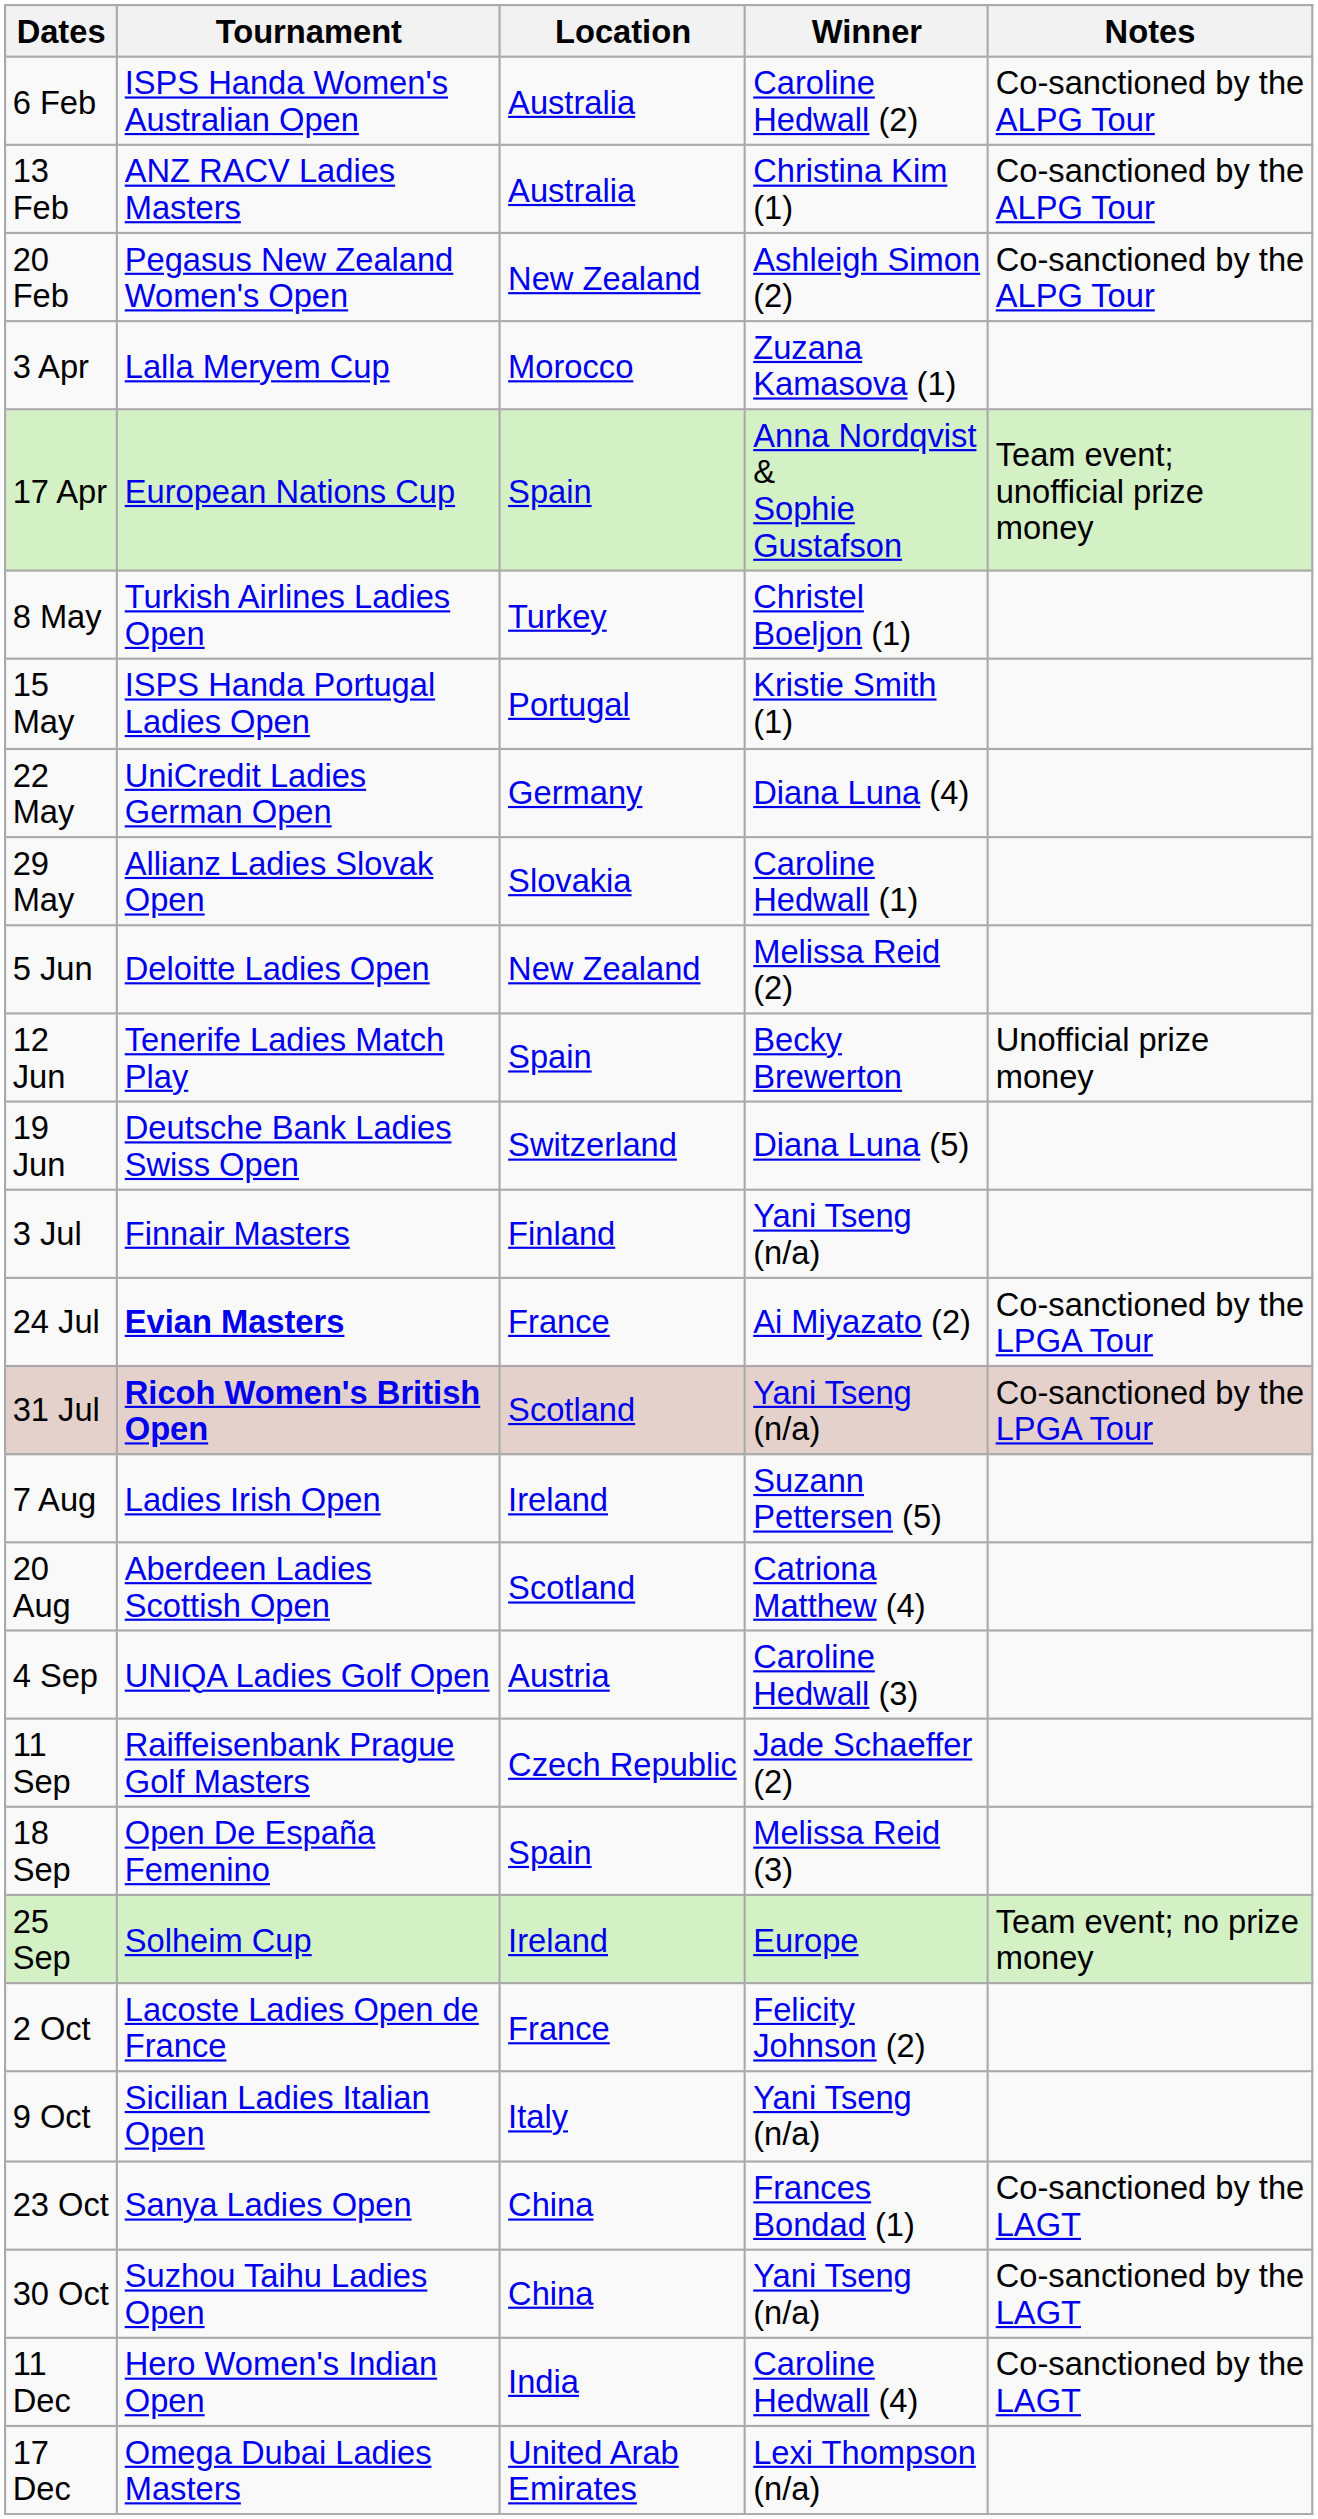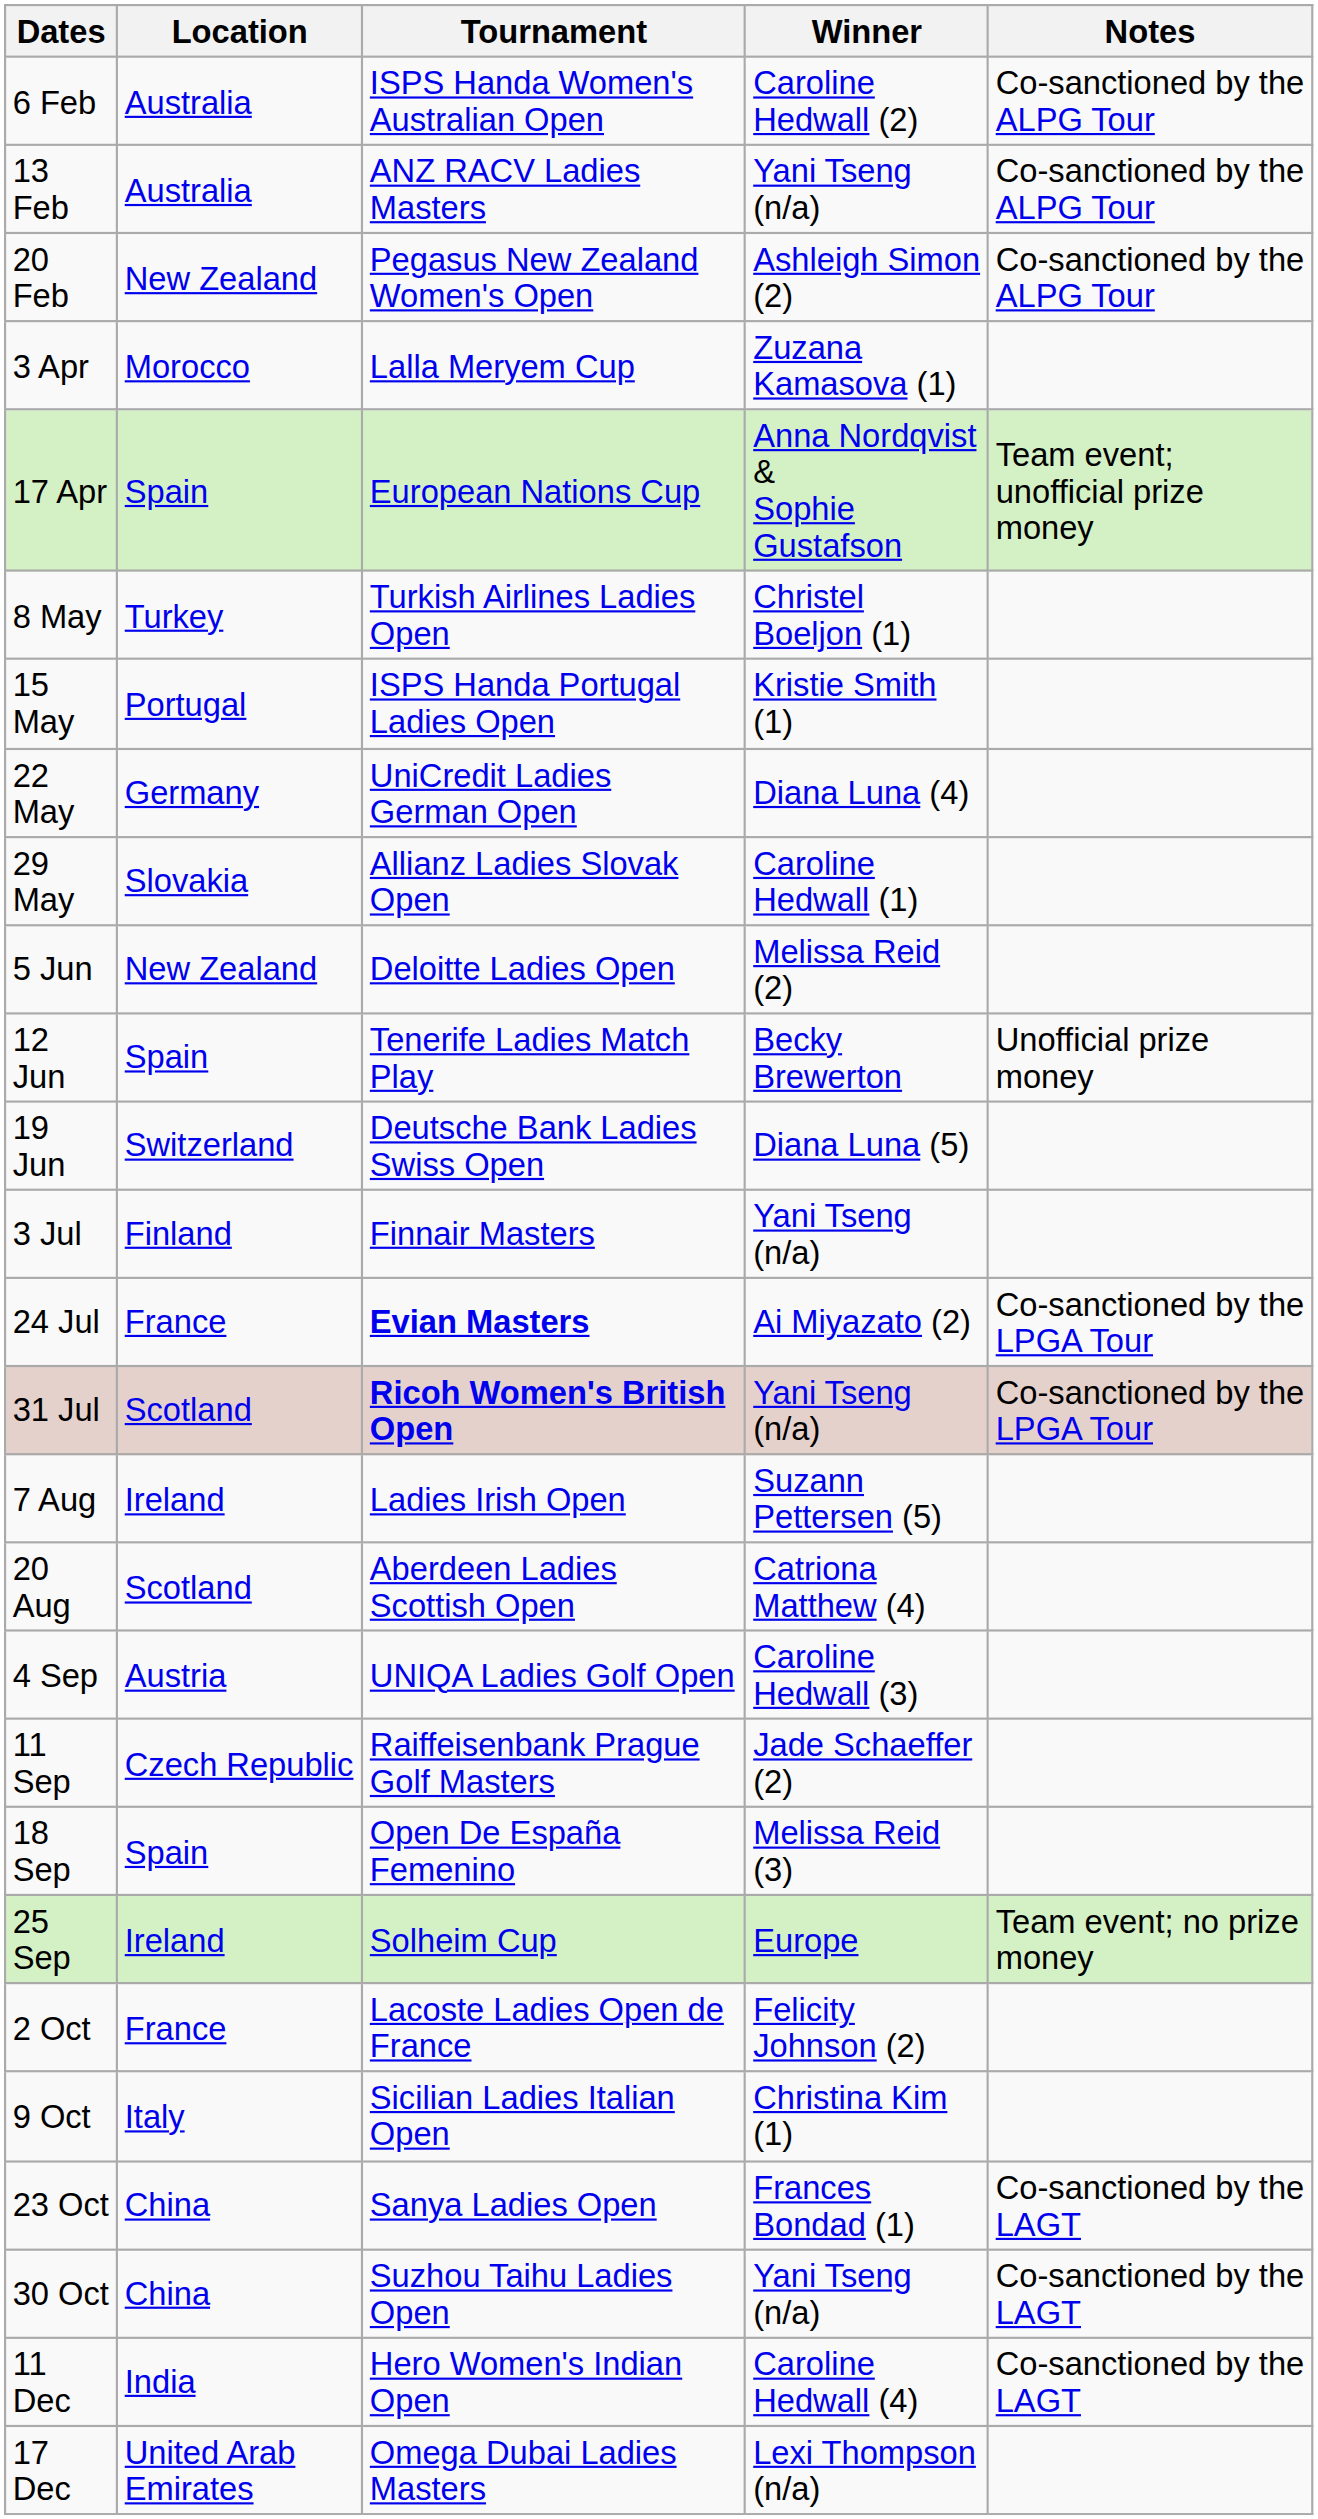columns swapped: (309, 31) <-> (623, 31)
(850, 189) Christina Kim (1) -> (832, 189) Yani Tseng (n/a)
(832, 2116) Yani Tseng (n/a) -> (850, 2116) Christina Kim (1)
